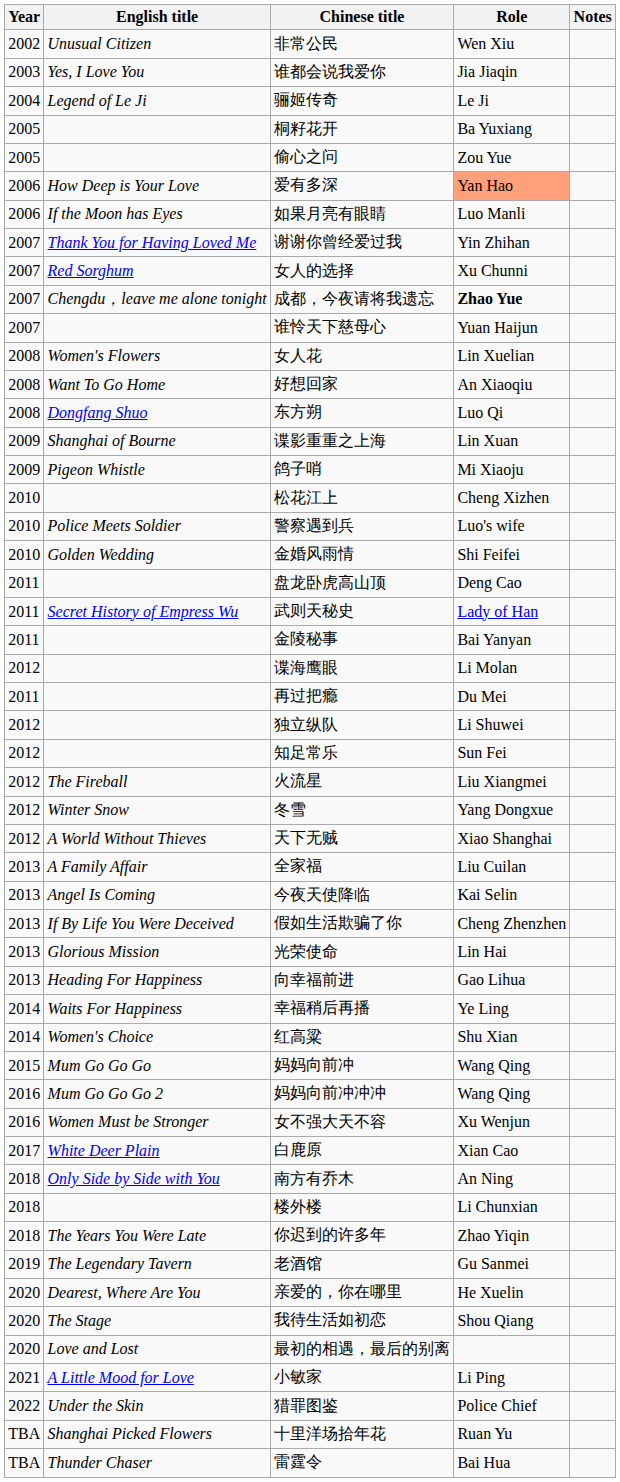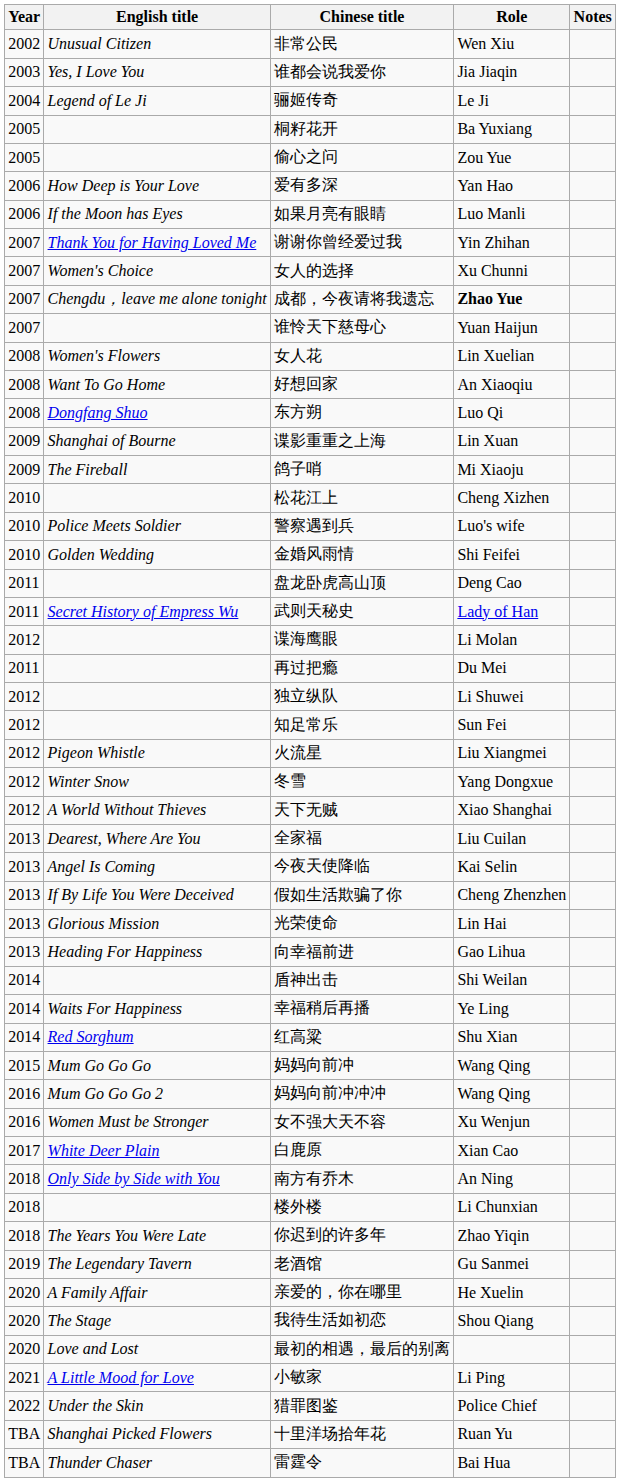(485, 185) lightsalmon background -> (485, 185) no background
(91, 271) Red Sorghum -> (100, 271) Women's Choice
(96, 469) Pigeon Whistle -> (87, 469) The Fireball
- row: (306, 639)
(87, 781) The Fireball -> (96, 753) Pigeon Whistle
(97, 866) A Family Affair -> (124, 838) Dearest, Where Are You
+ row: (306, 979)
(100, 1037) Women's Choice -> (91, 1037) Red Sorghum
(124, 1292) Dearest, Where Are You -> (97, 1292) A Family Affair
